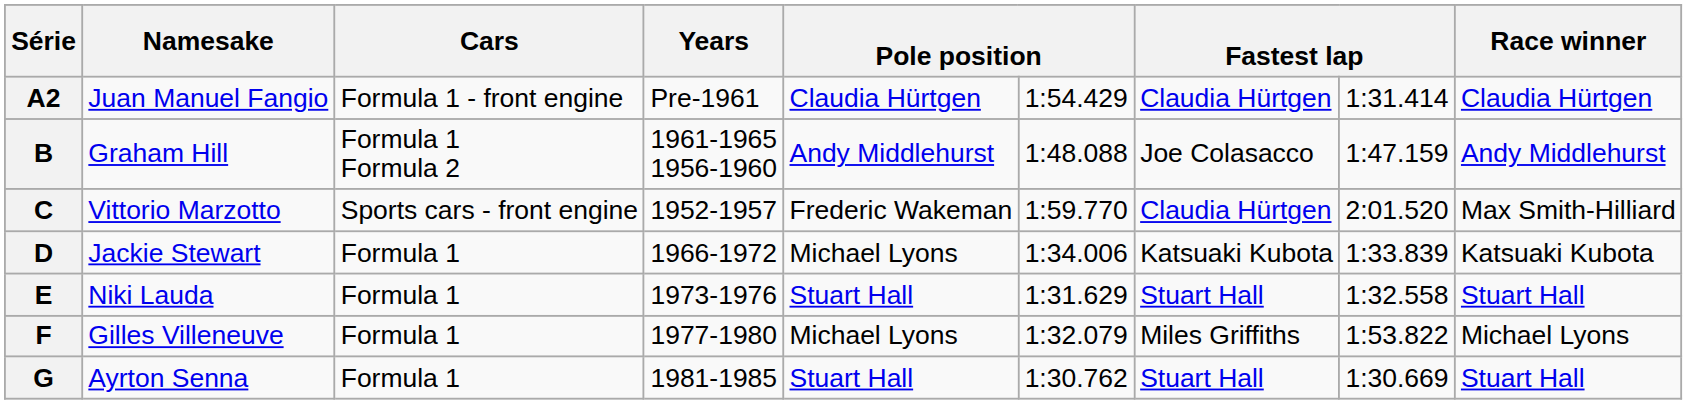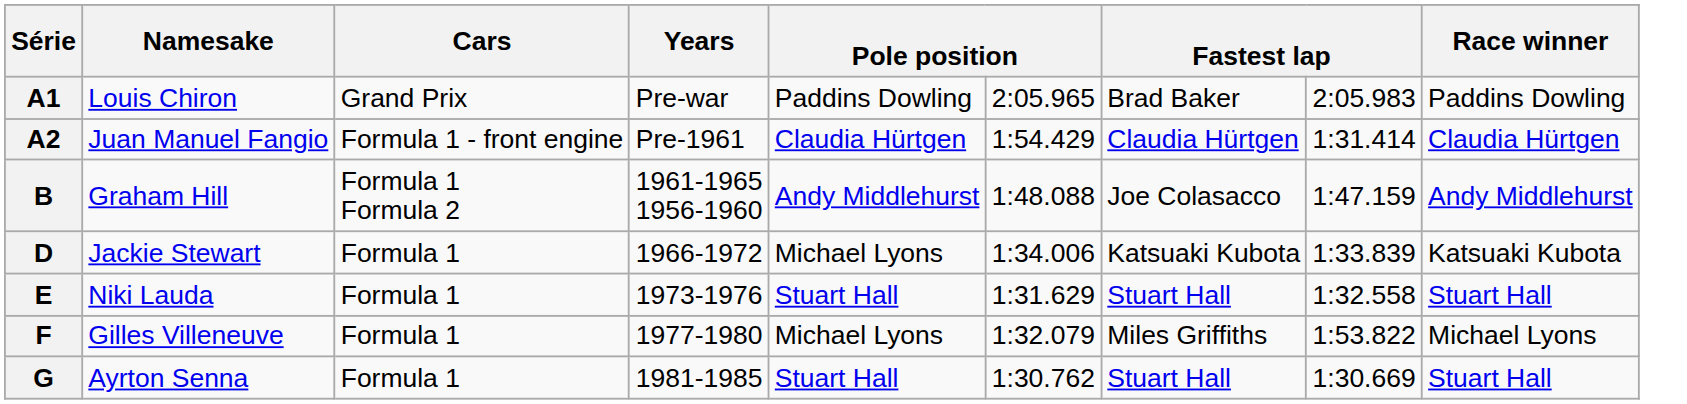+ row: (44, 98)
- row: (44, 211)
